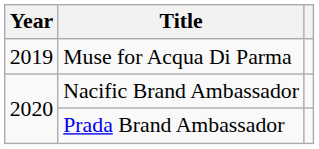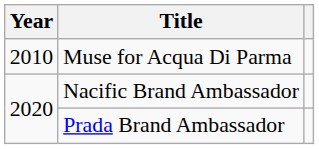(31, 56) 2019 -> (31, 56) 2010
